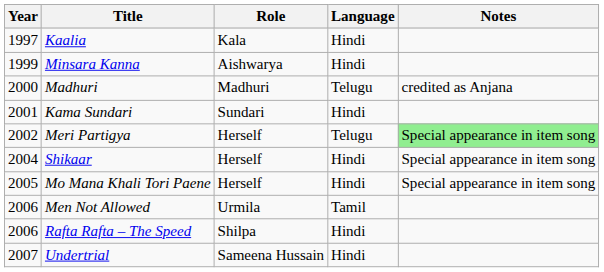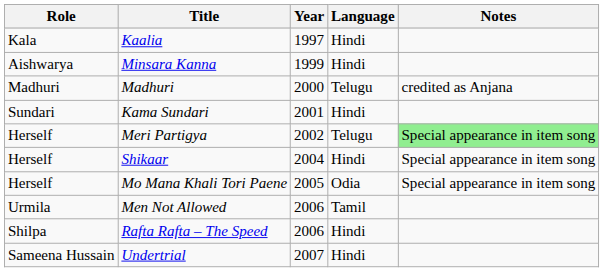columns swapped: (23, 16) <-> (271, 16)
(348, 183) Hindi -> (346, 183) Odia
